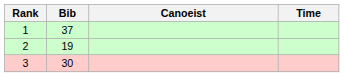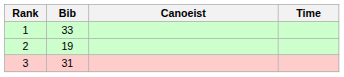(67, 30) 37 -> (67, 30) 33
(67, 64) 30 -> (67, 64) 31
